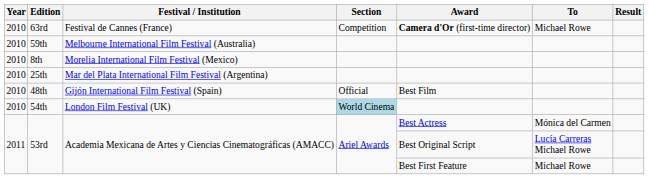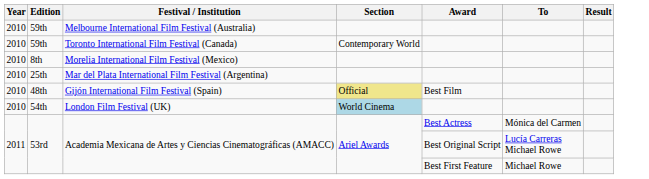- row: (39, 28)
+ row: (39, 44)
(353, 91) no background -> (353, 91) khaki background
